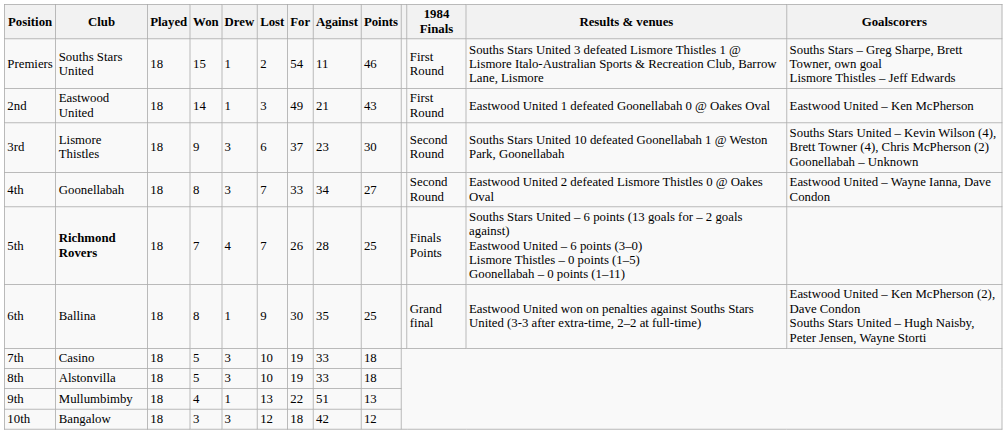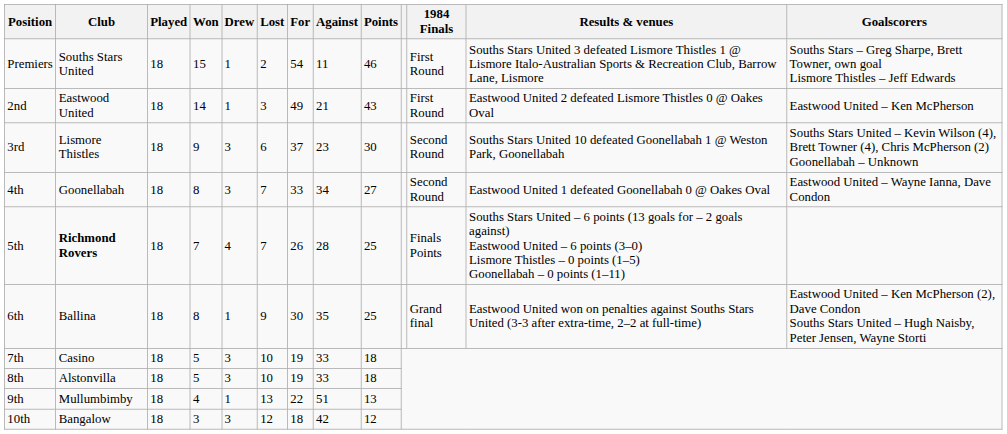(620, 105) Eastwood United 1 defeated Goonellabah 0 @ Oakes Oval -> (616, 105) Eastwood United 2 defeated Lismore Thistles 0 @ Oakes Oval
(616, 189) Eastwood United 2 defeated Lismore Thistles 0 @ Oakes Oval -> (620, 189) Eastwood United 1 defeated Goonellabah 0 @ Oakes Oval
